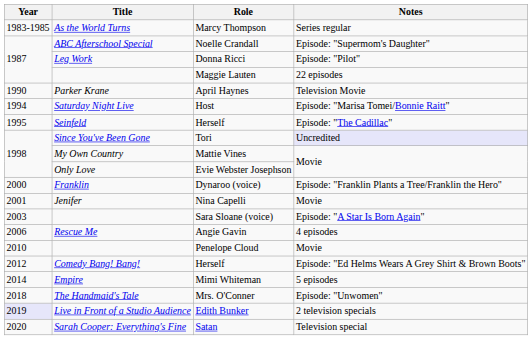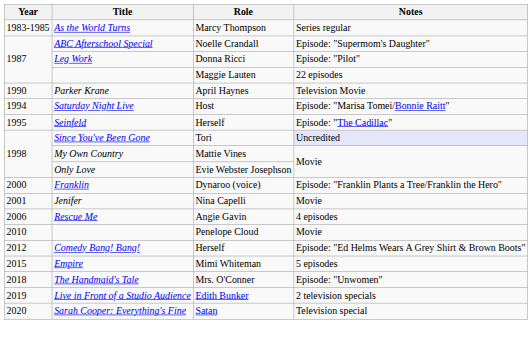- row: (122, 217)
(17, 279) 2014 -> (17, 264) 2015
(17, 311) lavender background -> (17, 295) no background
